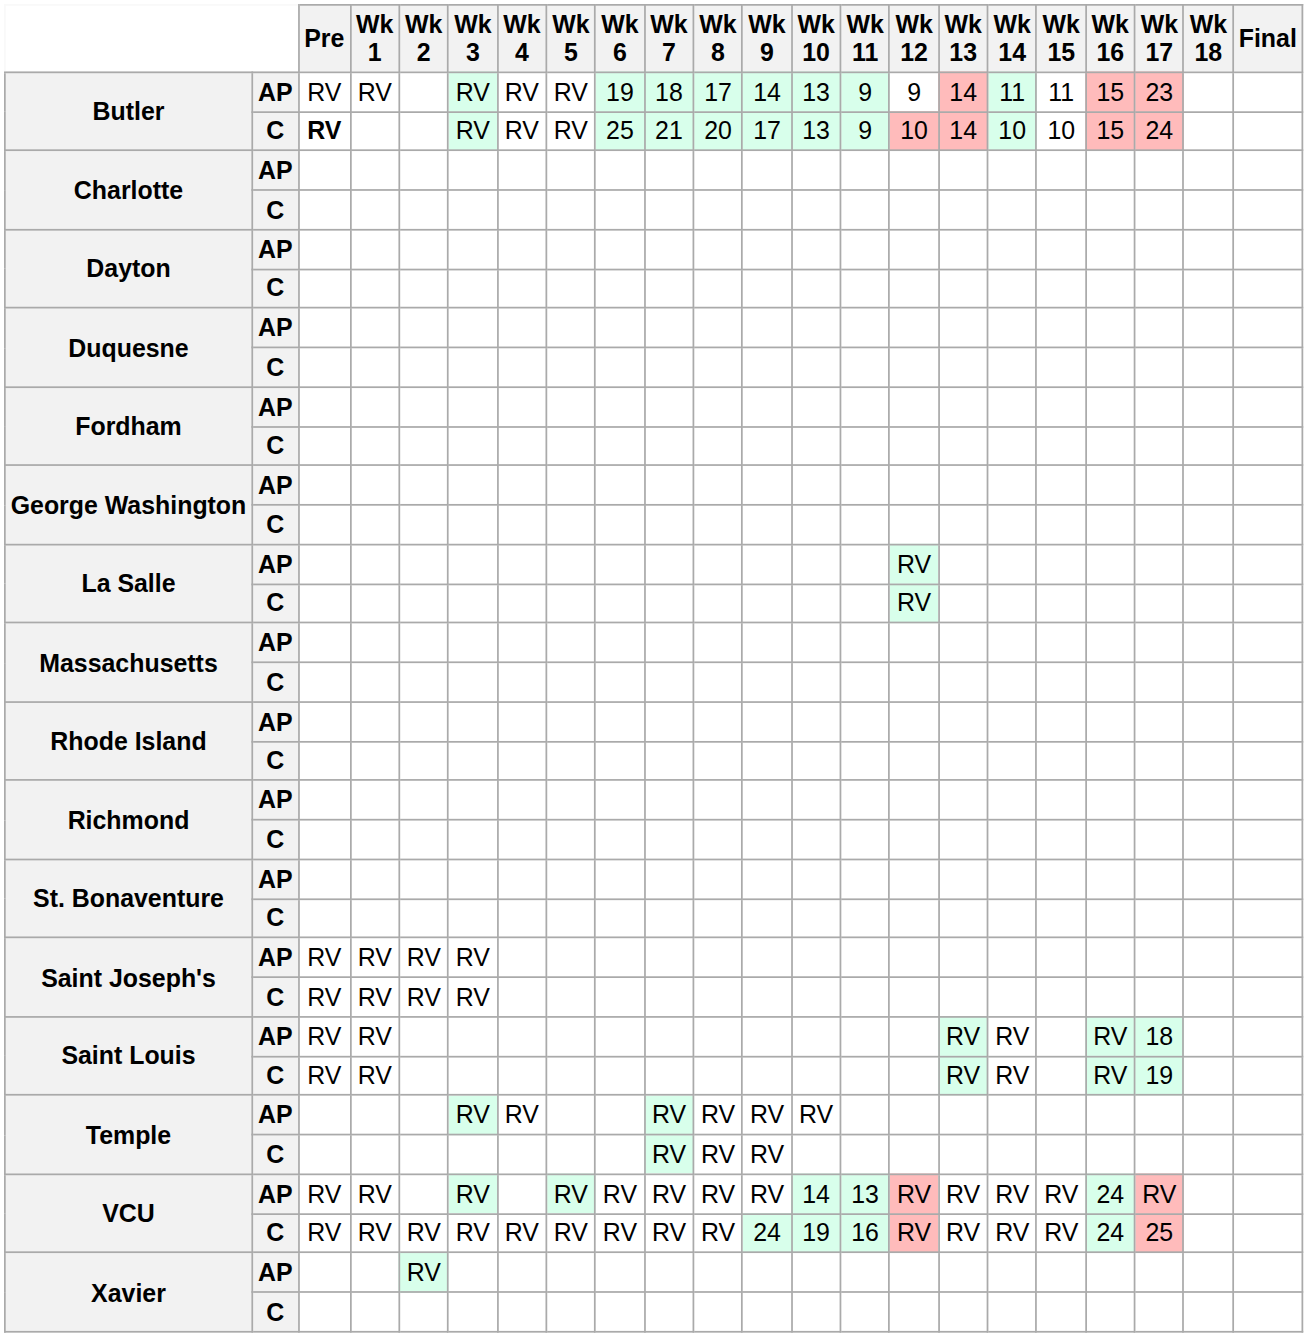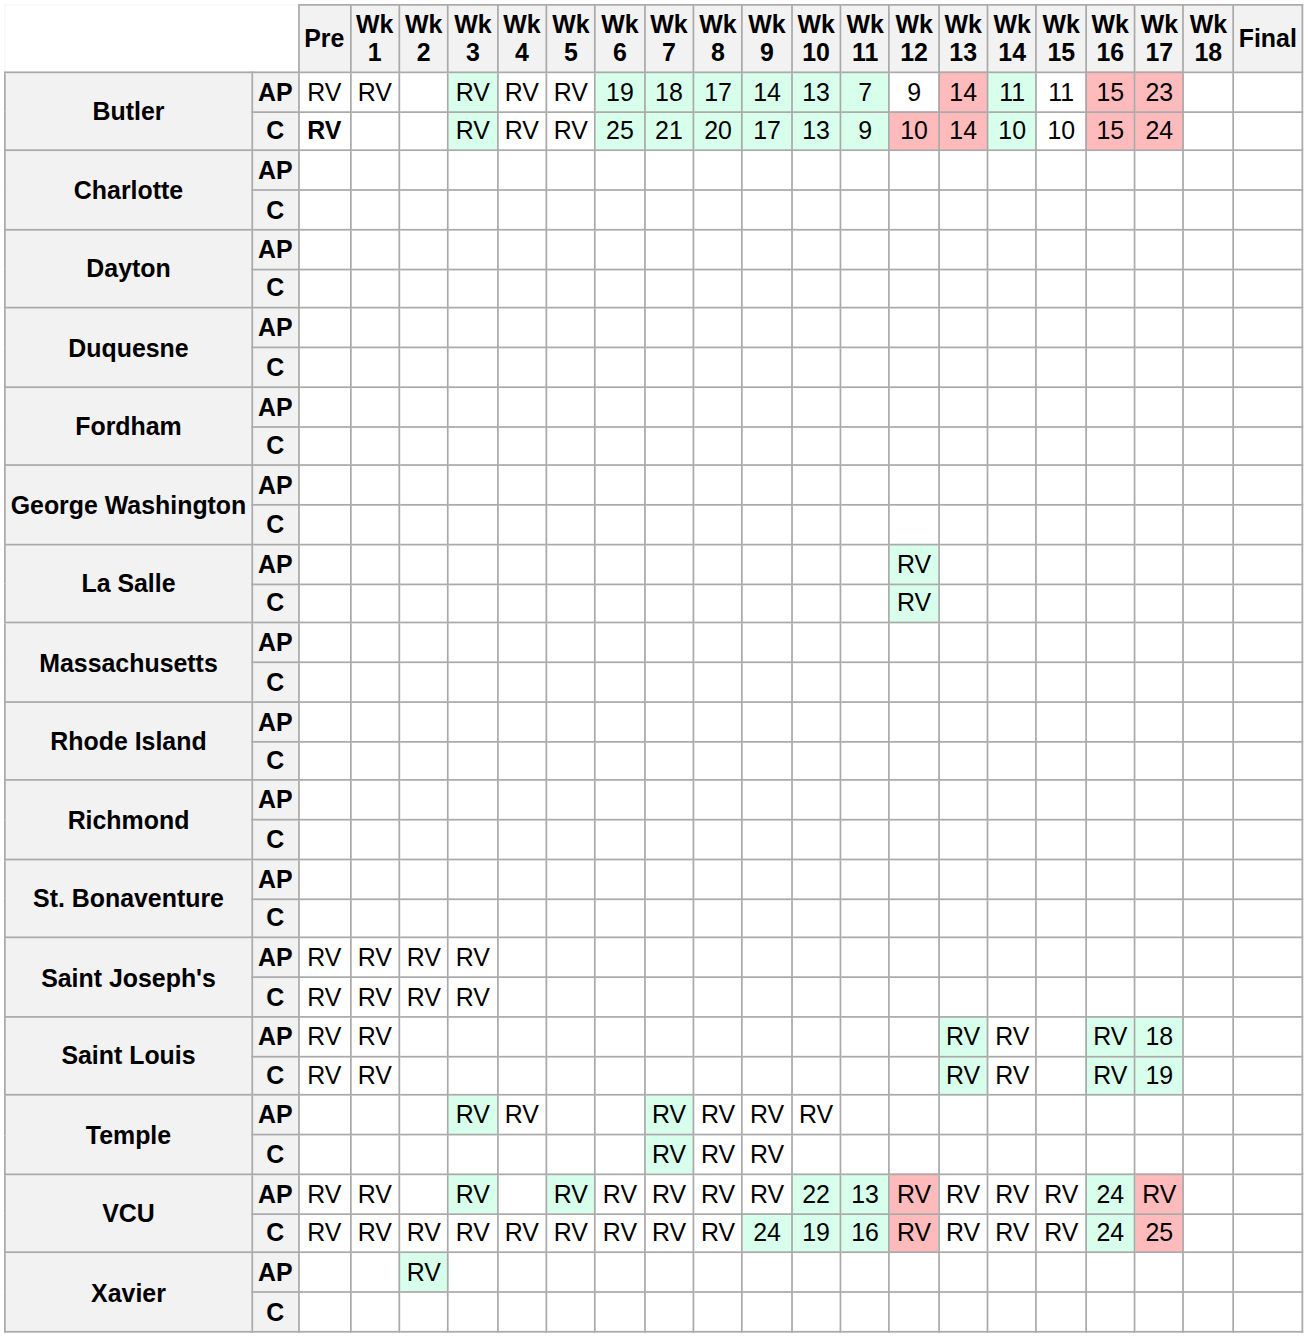(865, 92) 9 -> (865, 92) 7
(816, 1194) 14 -> (816, 1194) 22
